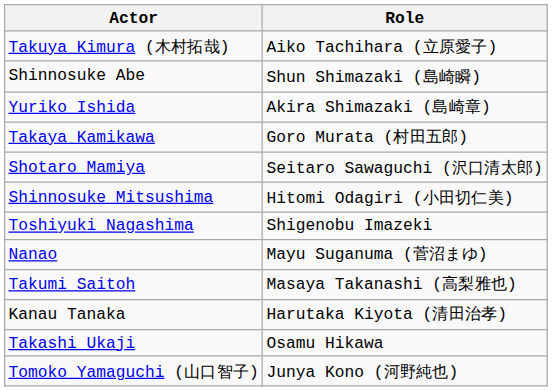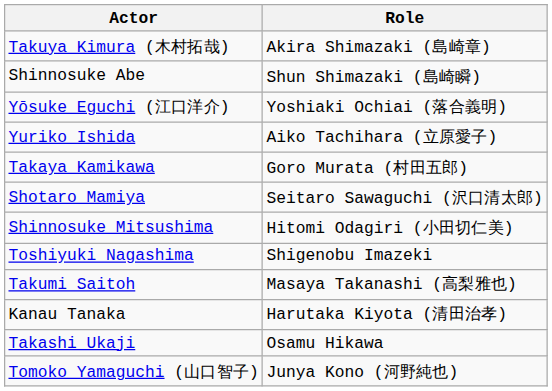(382, 47) Aiko Tachihara (立原愛子) -> (379, 47) Akira Shimazaki (島崎章)
+ row: (119, 107)
(379, 107) Akira Shimazaki (島崎章) -> (382, 138) Aiko Tachihara (立原愛子)
- row: (33, 254)
